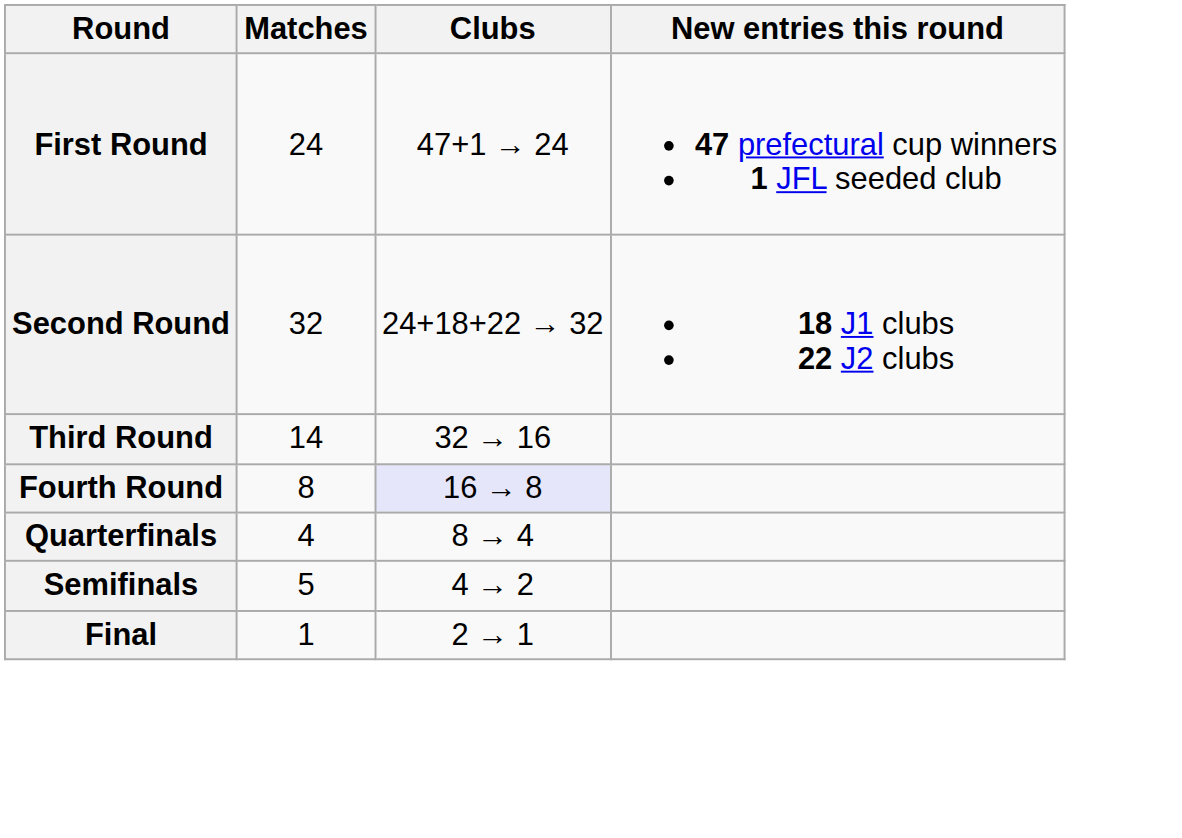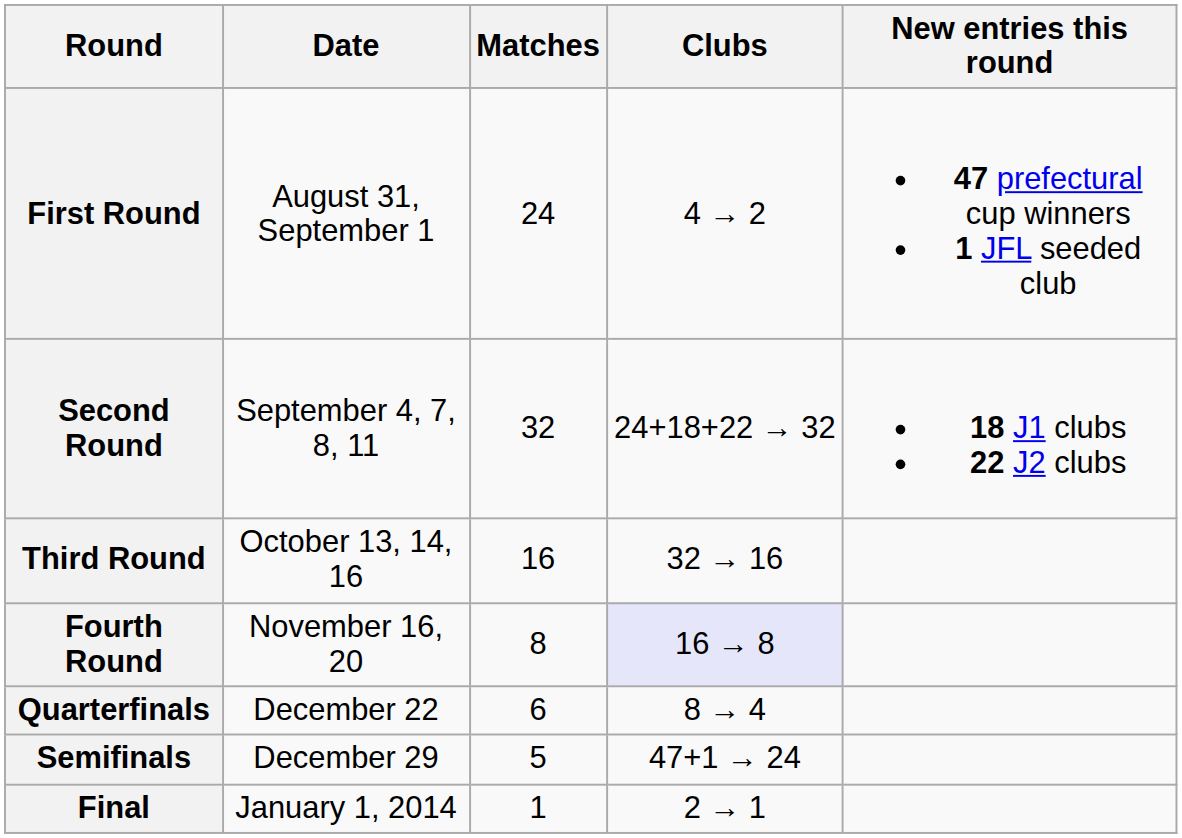+ column: (346, 46)
(493, 143) 47+1 → 24 -> (725, 213) 4 → 2
(306, 438) 14 -> (538, 559) 16
(306, 536) 4 -> (538, 710) 6
(493, 585) 4 → 2 -> (725, 759) 47+1 → 24
